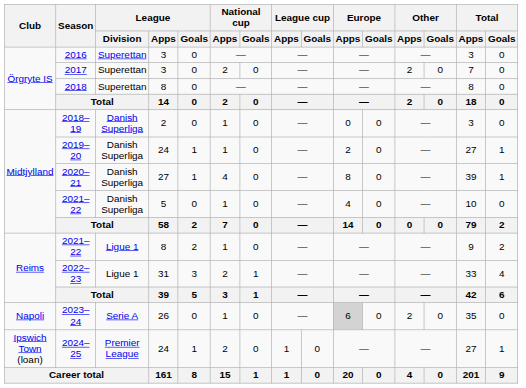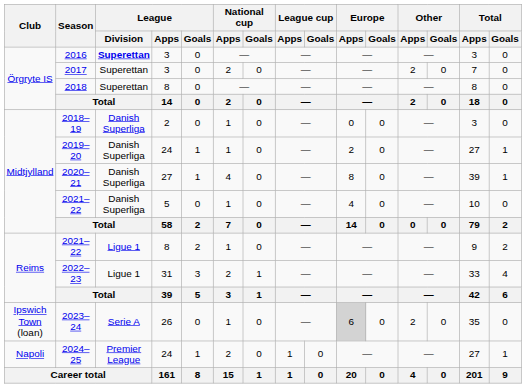(122, 54) normal -> (124, 54) bold
(30, 316) Napoli -> (30, 321) Ipswich Town (loan)
(30, 348) Ipswich Town (loan) -> (30, 354) Napoli
